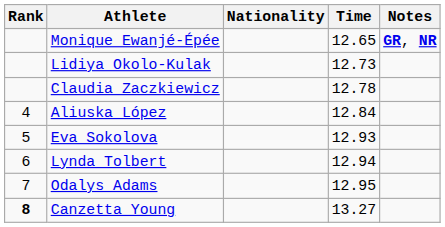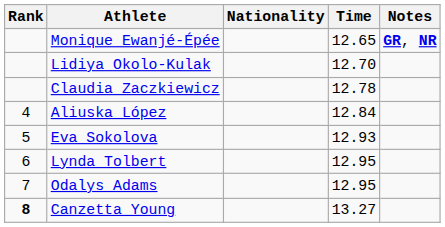(354, 65) 12.73 -> (354, 65) 12.70
(354, 162) 12.94 -> (354, 162) 12.95
